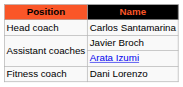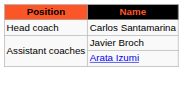- row: (119, 74)
